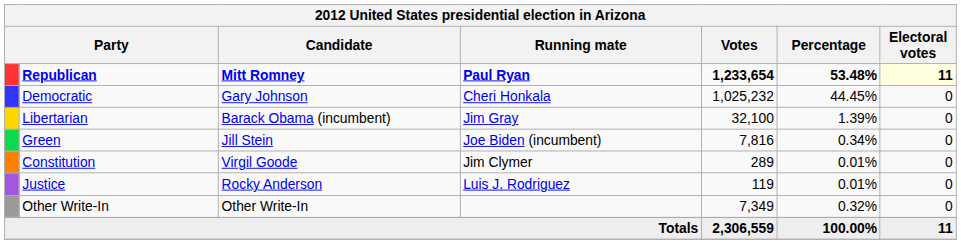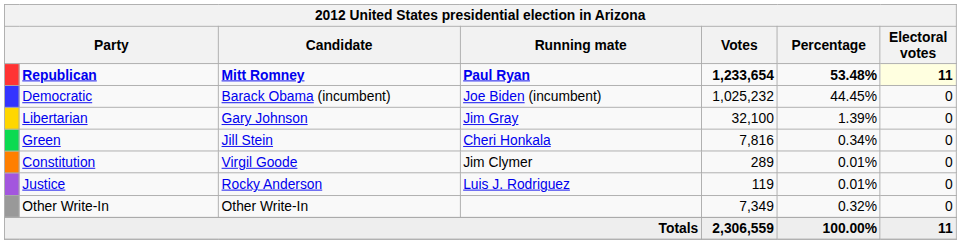(265, 97) Gary Johnson -> (306, 97) Barack Obama (incumbent)
(507, 97) Cheri Honkala -> (532, 97) Joe Biden (incumbent)
(306, 119) Barack Obama (incumbent) -> (265, 119) Gary Johnson
(532, 141) Joe Biden (incumbent) -> (507, 141) Cheri Honkala
